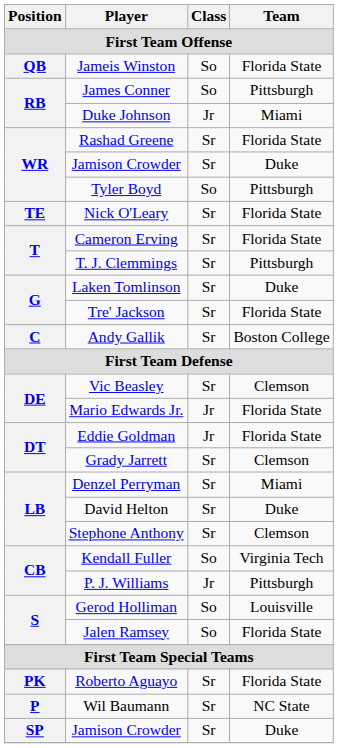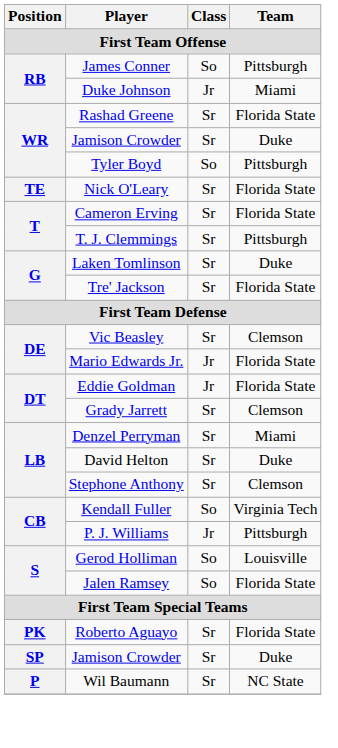- row: (35, 66)
- row: (35, 336)
rows swapped: (35, 705) <-> (35, 730)
